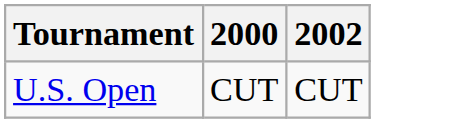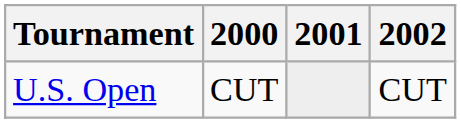+ column: (328, 32)
